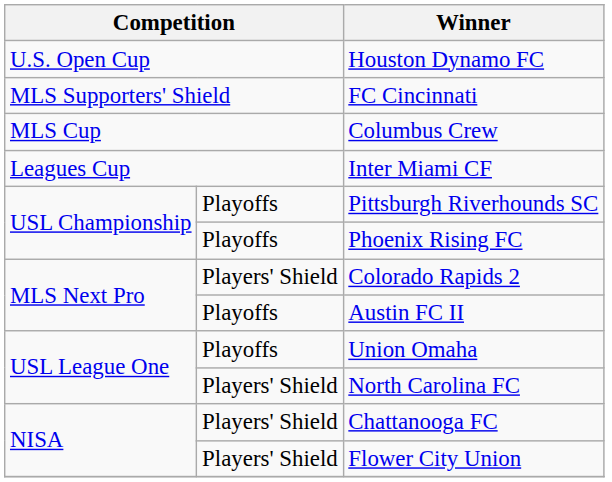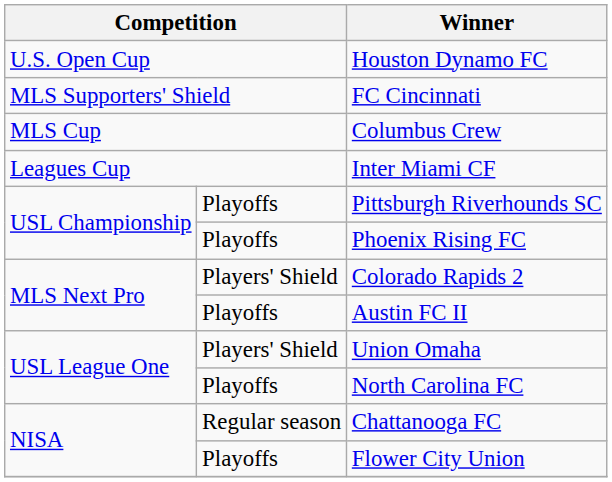(240, 349) Playoffs -> (270, 349) Players' Shield
(270, 385) Players' Shield -> (240, 385) Playoffs
(270, 421) Players' Shield -> (272, 421) Regular season
(270, 458) Players' Shield -> (240, 458) Playoffs
